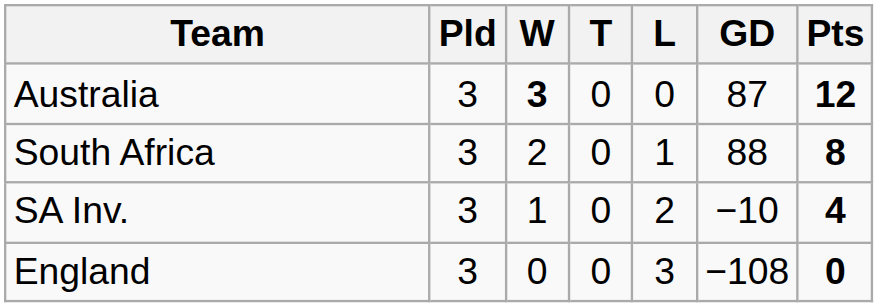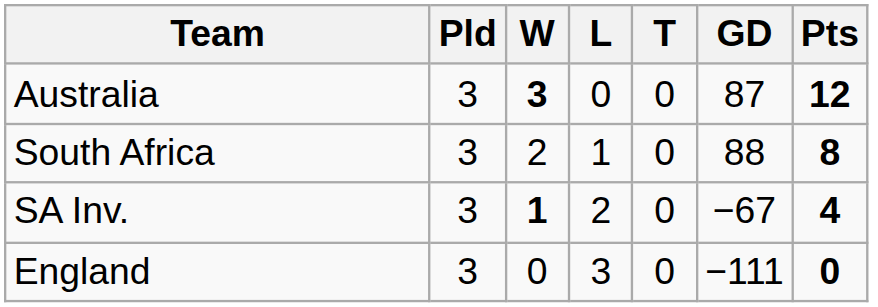columns swapped: (601, 34) <-> (665, 34)
(537, 211) normal -> (537, 211) bold
(747, 211) −10 -> (744, 211) −67
(747, 270) −108 -> (744, 270) −111
